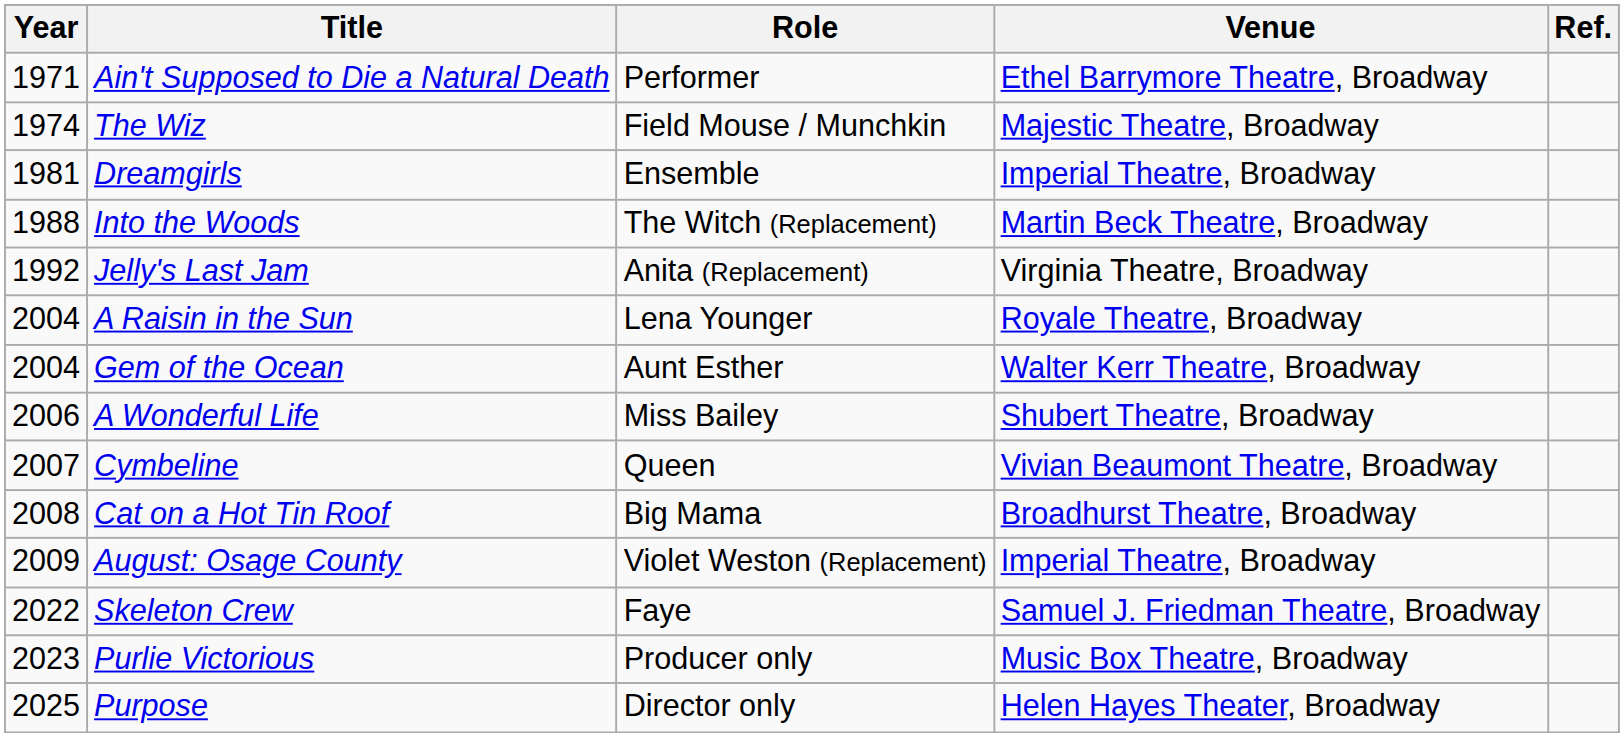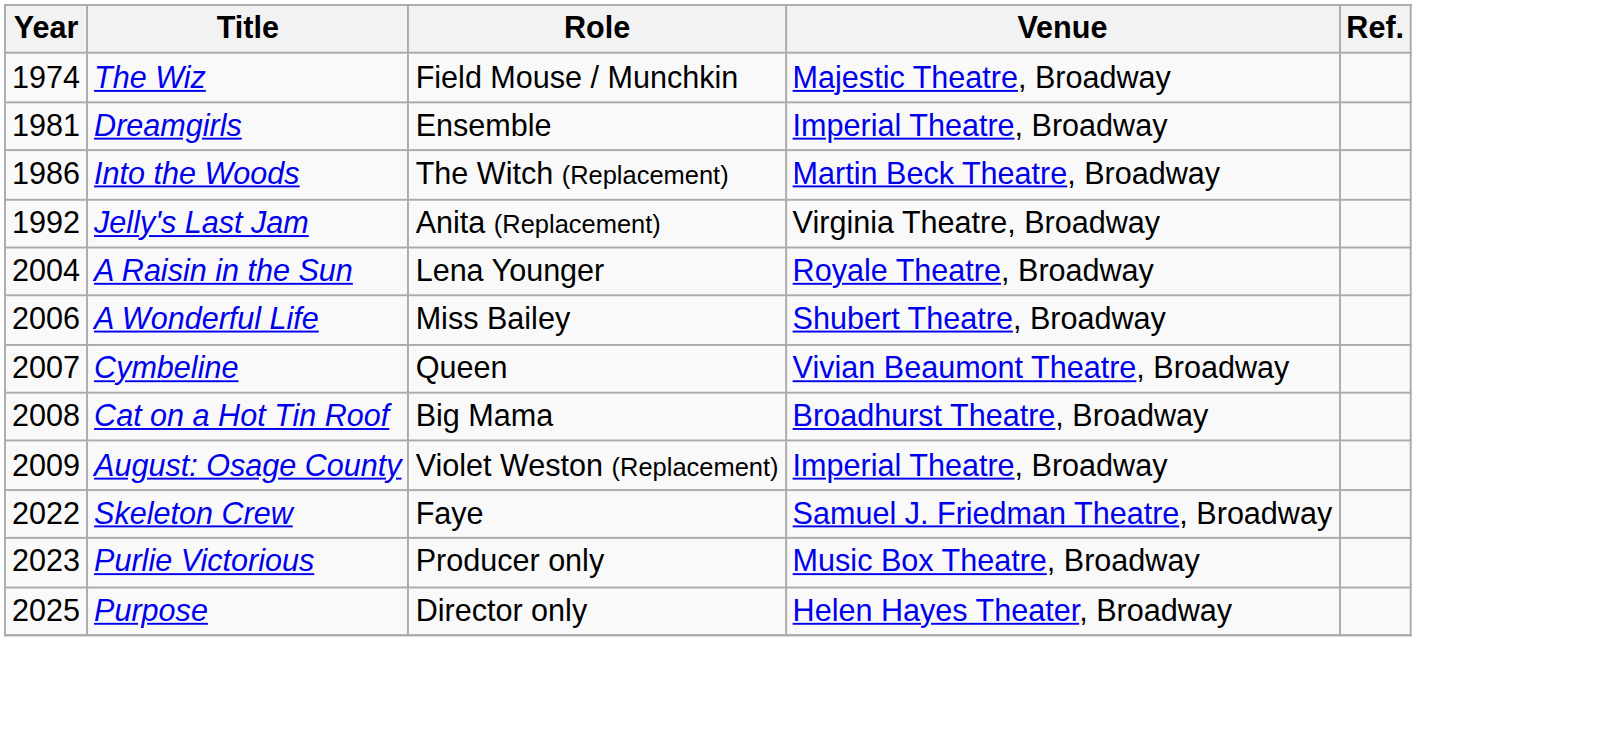- row: (352, 77)
(46, 222) 1988 -> (46, 174) 1986
- row: (219, 367)
